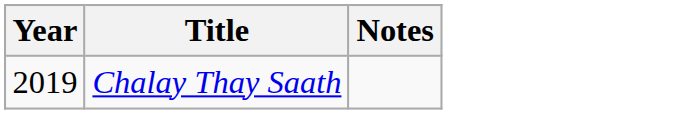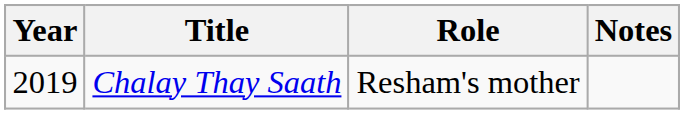+ column: (468, 30)
